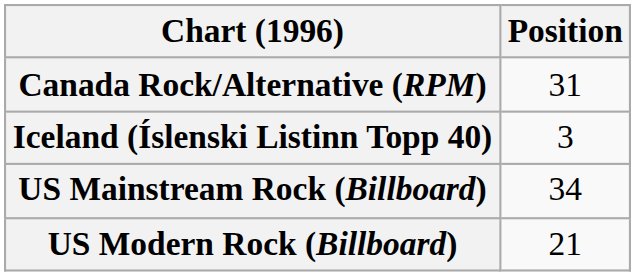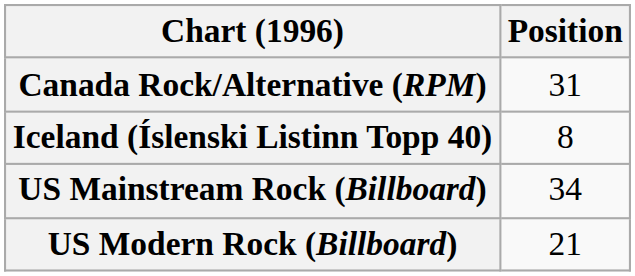(565, 137) 3 -> (565, 137) 8
